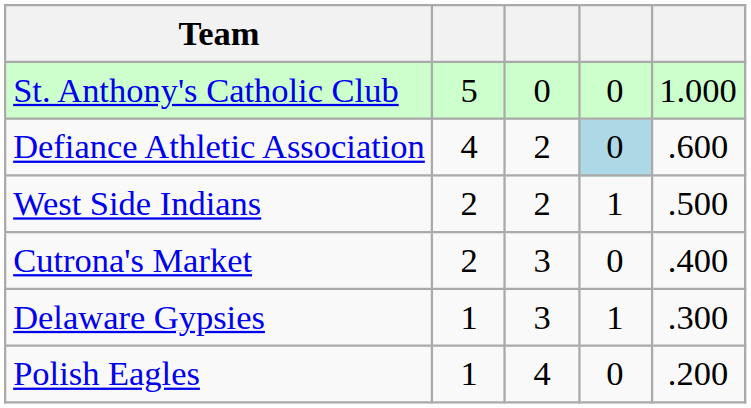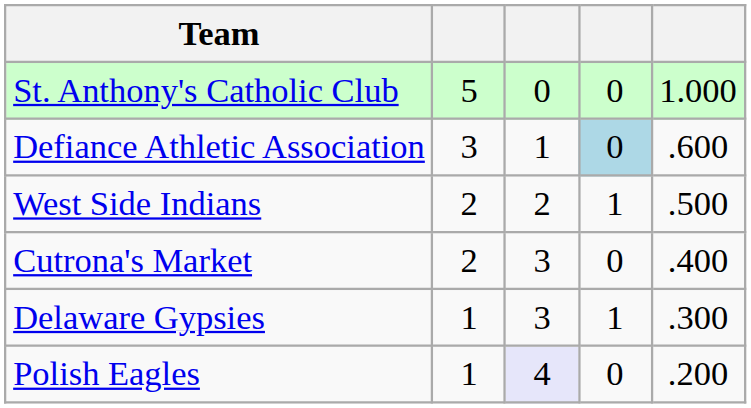(469, 146) 4 -> (469, 146) 3
(542, 146) 2 -> (542, 146) 1
(542, 374) no background -> (542, 374) lavender background
